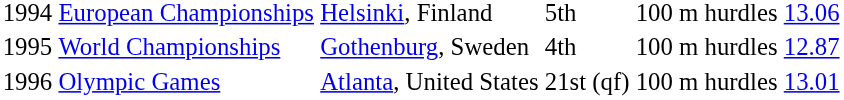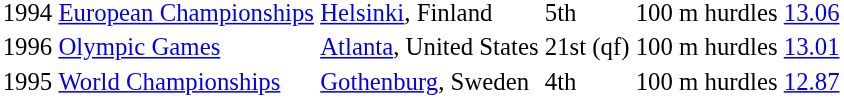rows swapped: (169, 47) <-> (139, 81)
